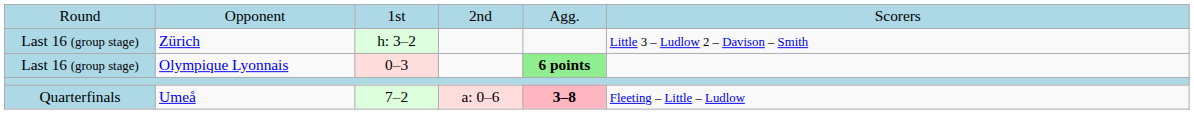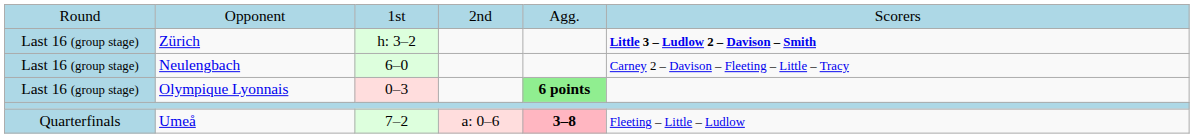(709, 42) normal -> (713, 41) bold
+ row: (200, 65)
